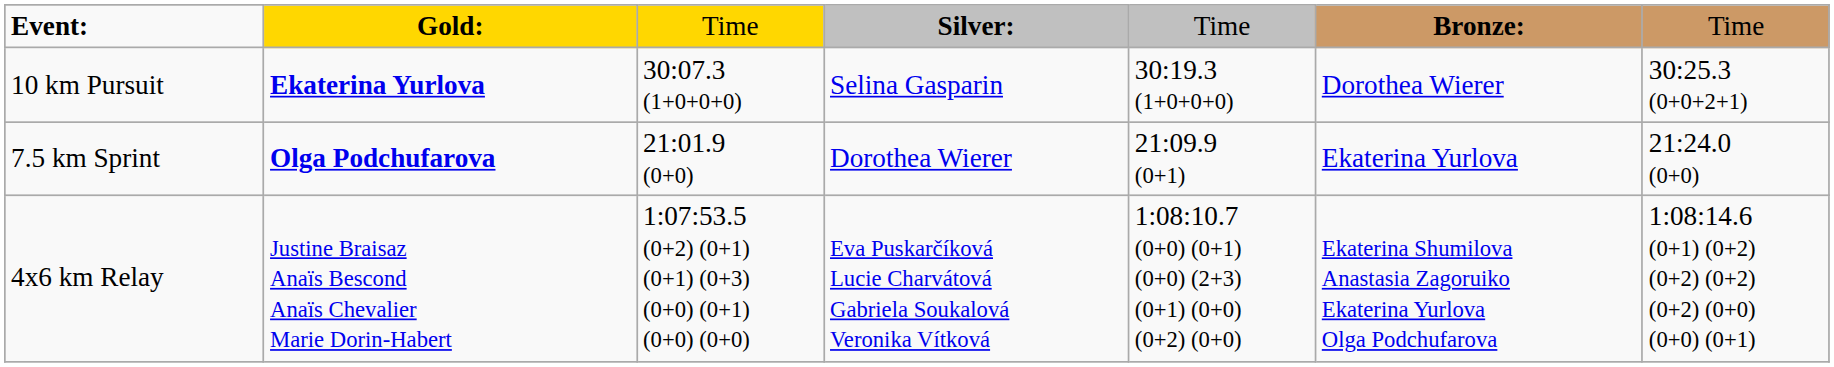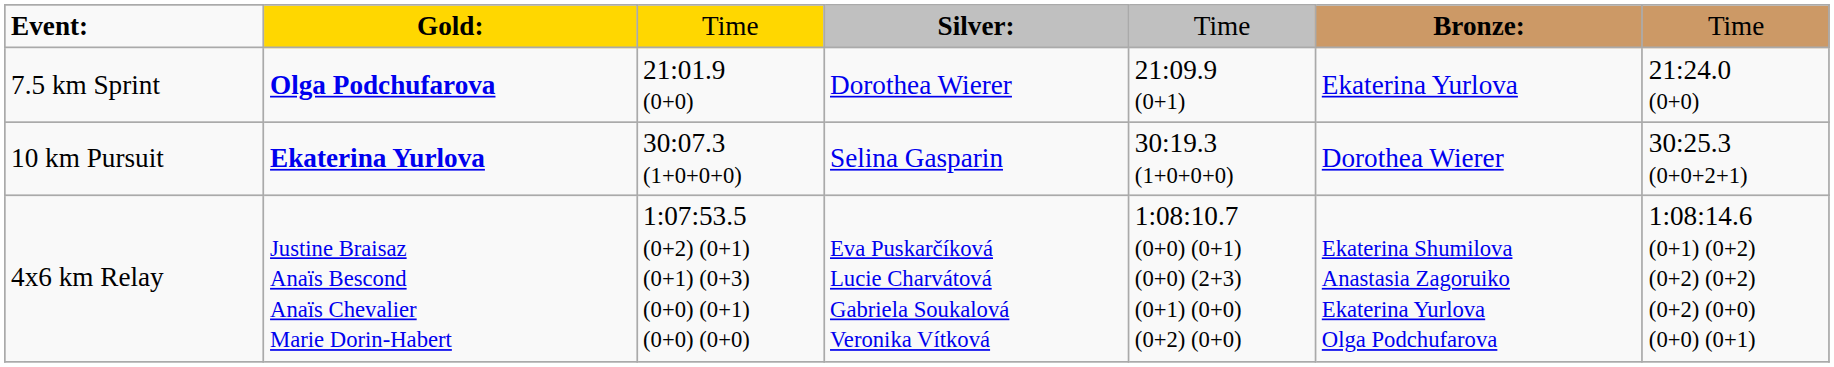rows swapped: (86, 158) <-> (87, 84)
